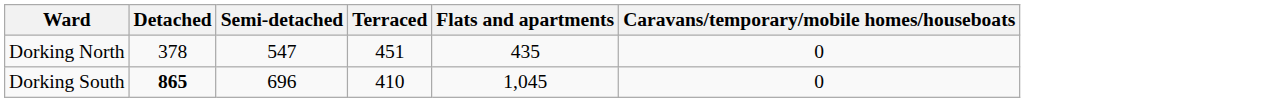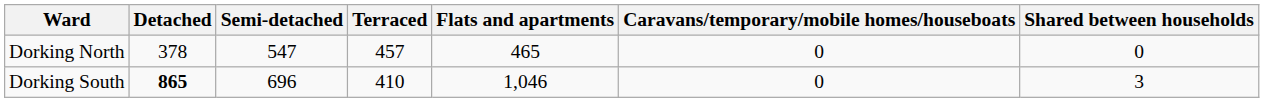+ column: (1139, 19)
(390, 50) 451 -> (390, 50) 457
(525, 50) 435 -> (525, 50) 465
(525, 81) 1,045 -> (525, 81) 1,046
